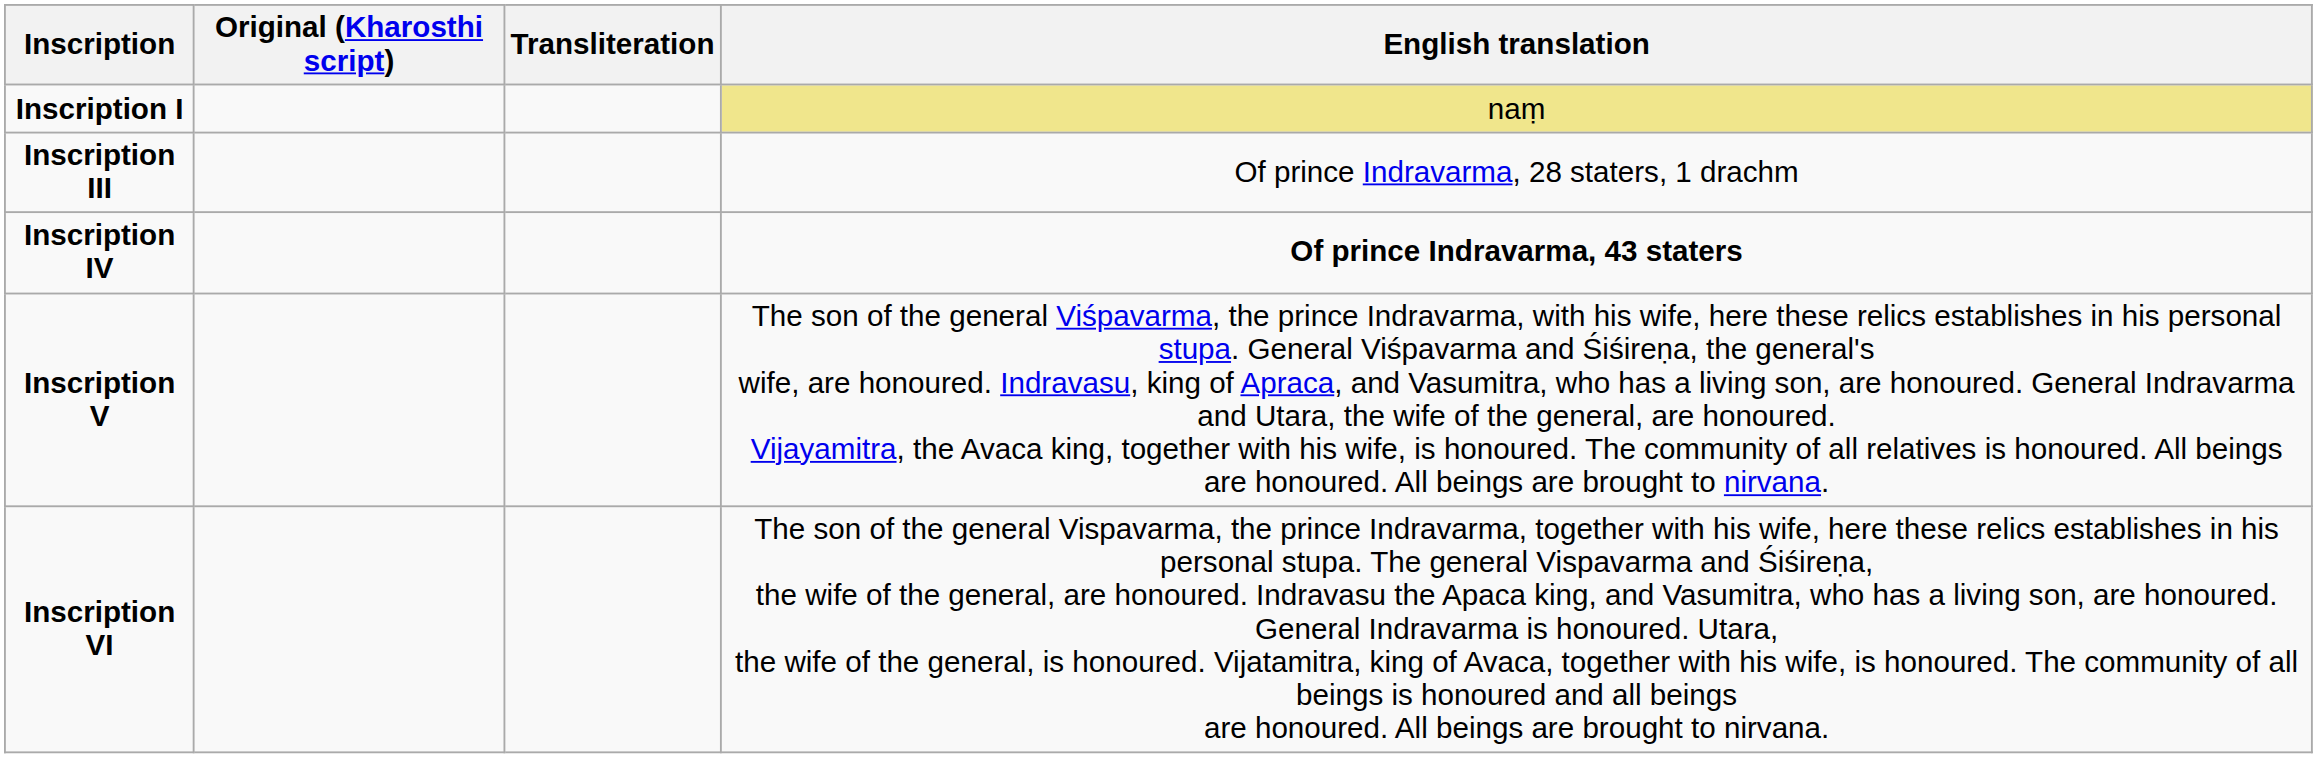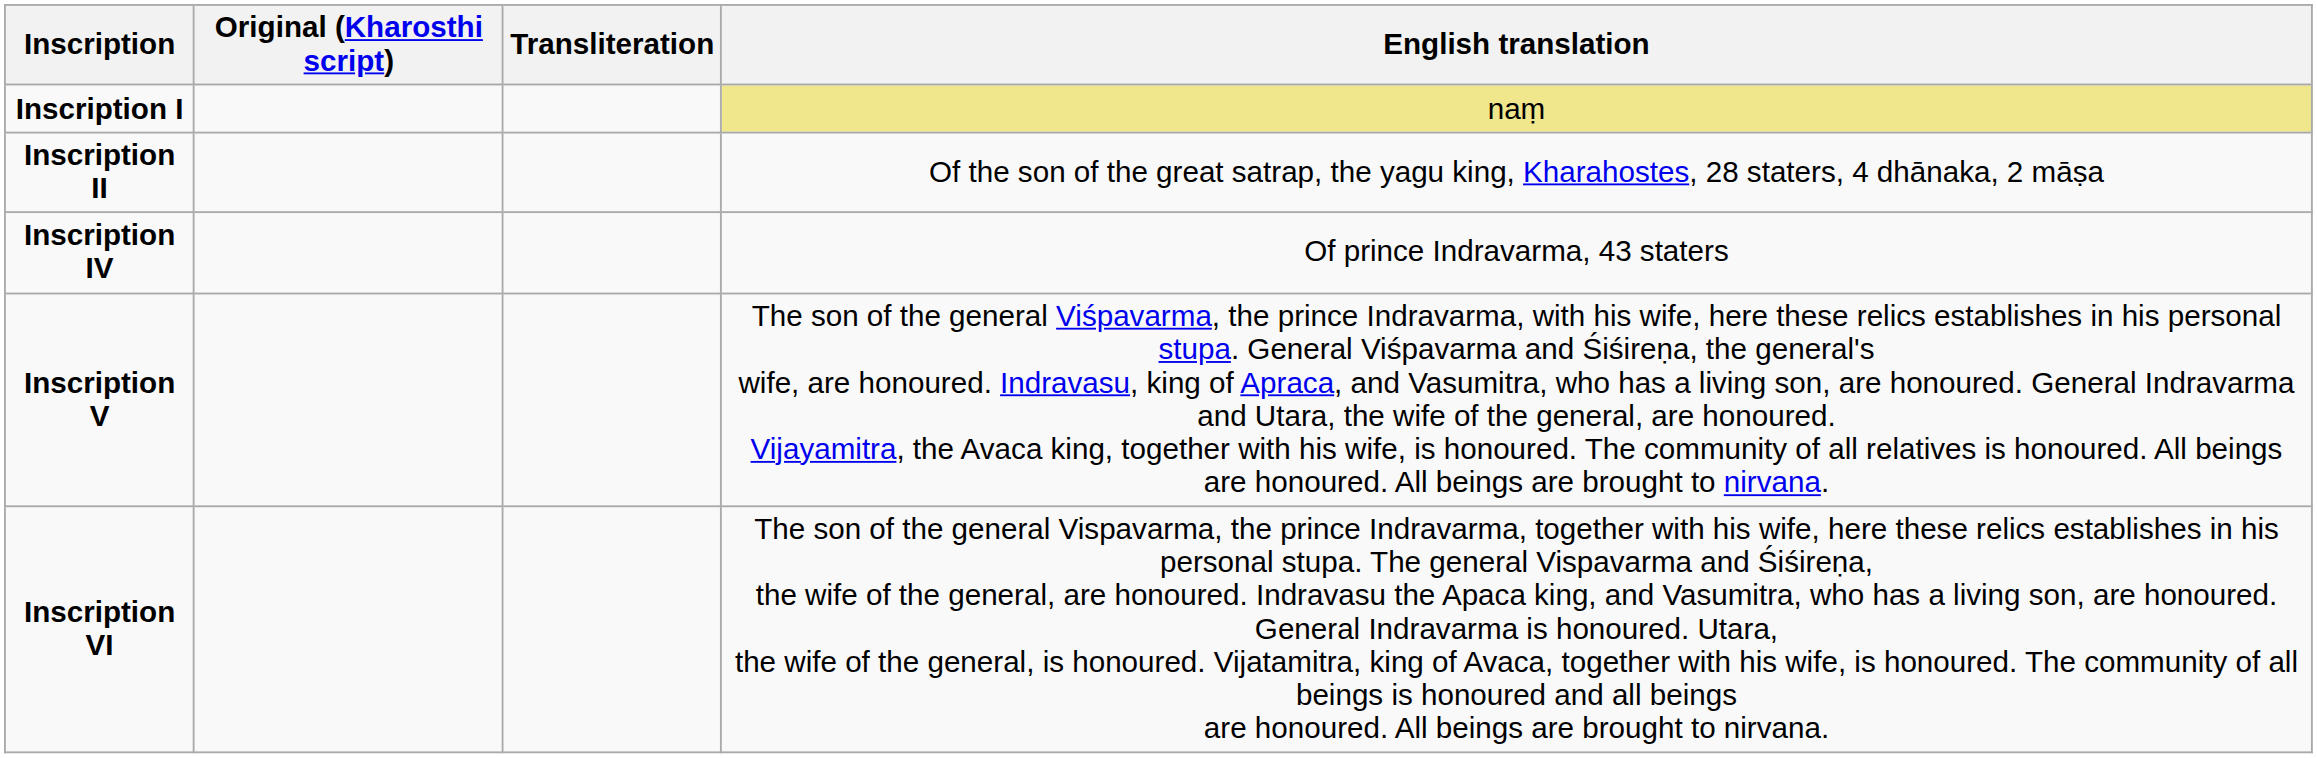+ row: (100, 171)
- row: (100, 171)
(1517, 252) bold -> (1516, 252) normal
